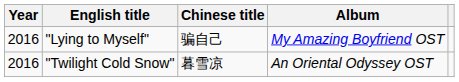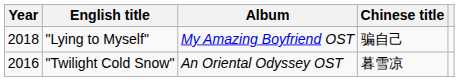columns swapped: (223, 15) <-> (358, 15)
(23, 39) 2016 -> (23, 39) 2018
